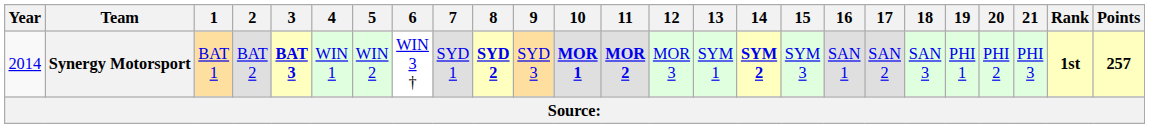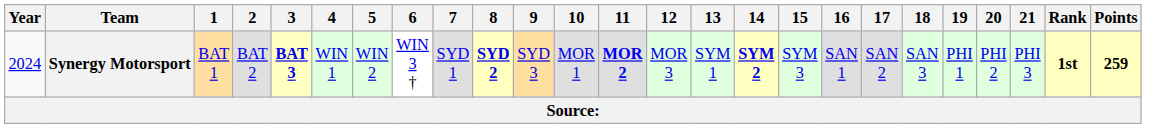(25, 63) 2014 -> (25, 63) 2024
(578, 63) bold -> (576, 63) normal
(1119, 63) 257 -> (1116, 63) 259
